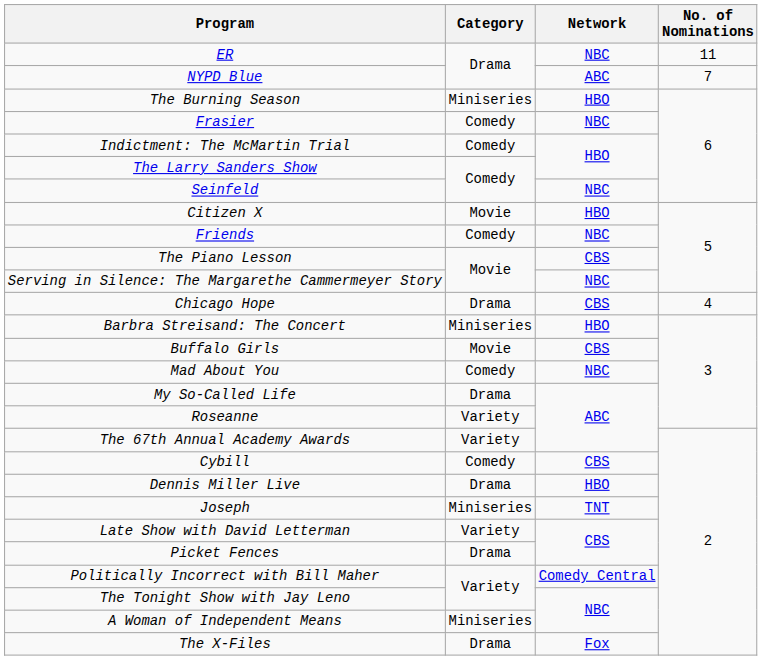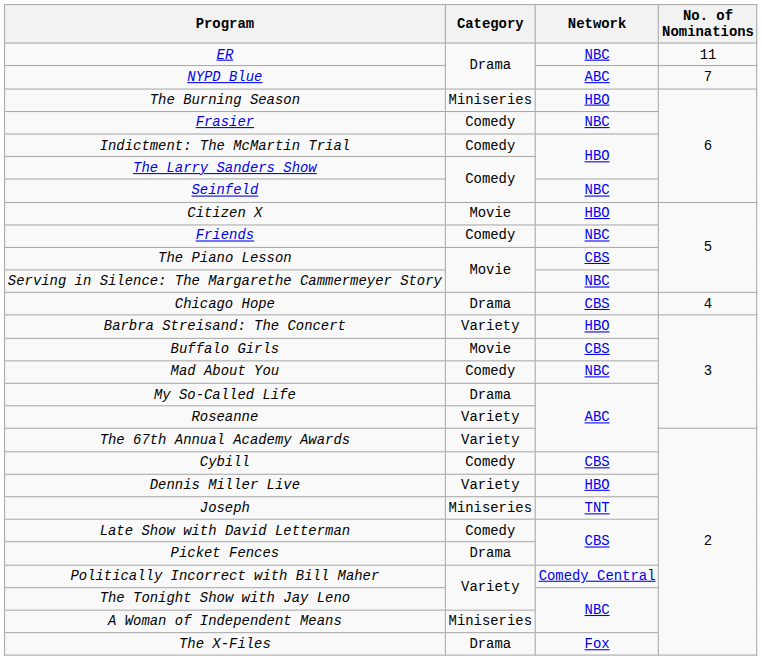(490, 327) Miniseries -> (490, 327) Variety
(490, 485) Drama -> (490, 485) Variety
(490, 531) Variety -> (490, 531) Comedy
